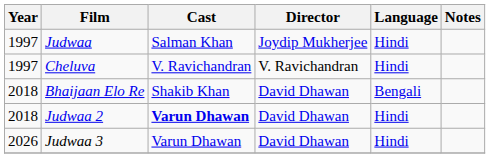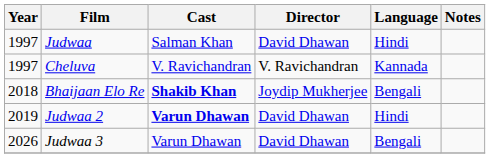(313, 41) Joydip Mukherjee -> (304, 41) David Dhawan
(391, 66) Hindi -> (401, 66) Kannada
(190, 91) normal -> (194, 91) bold
(304, 91) David Dhawan -> (313, 91) Joydip Mukherjee
(23, 116) 2018 -> (23, 116) 2019
(391, 141) Hindi -> (398, 141) Bengali
